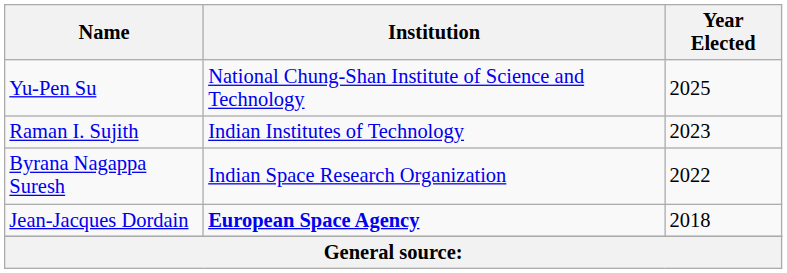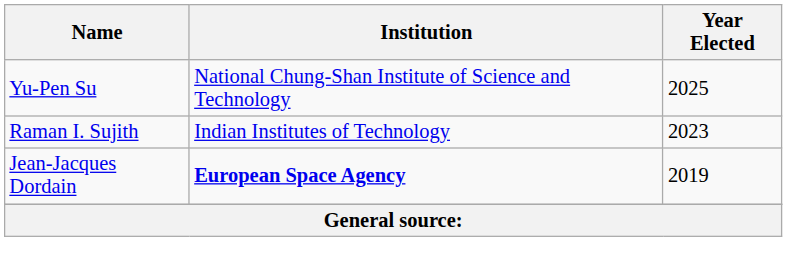- row: (78, 175)
(690, 219) 2018 -> (688, 175) 2019
